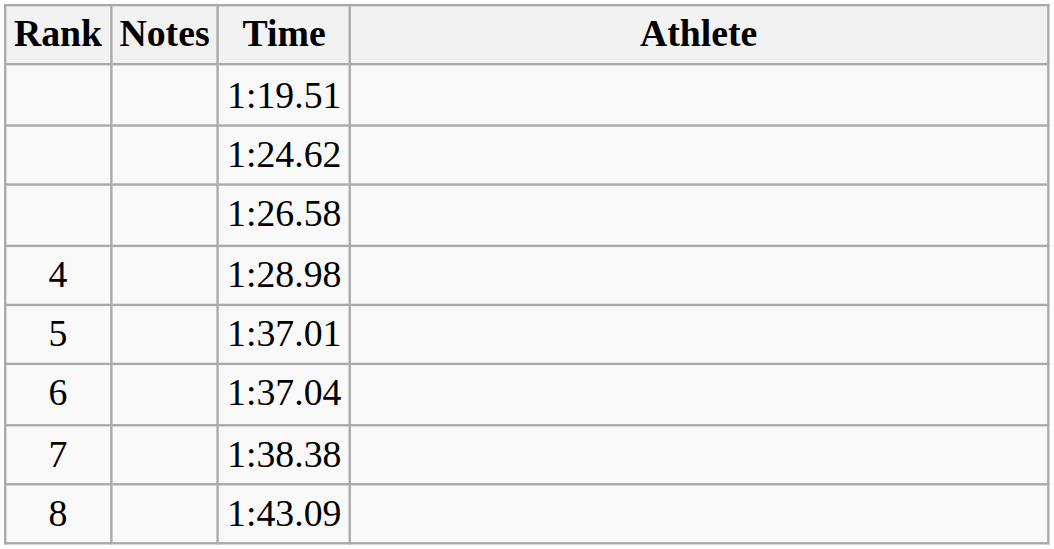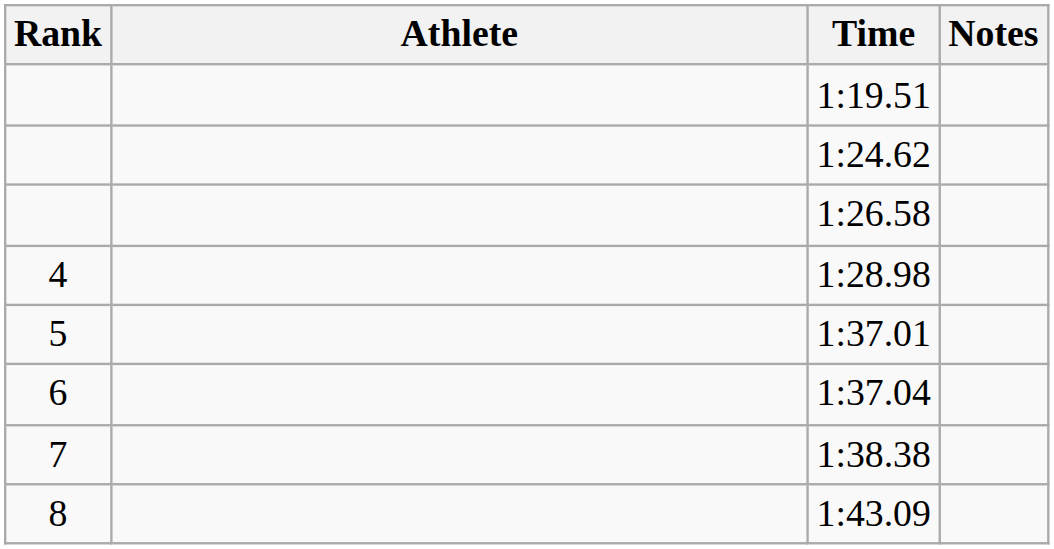columns swapped: (699, 34) <-> (165, 34)
